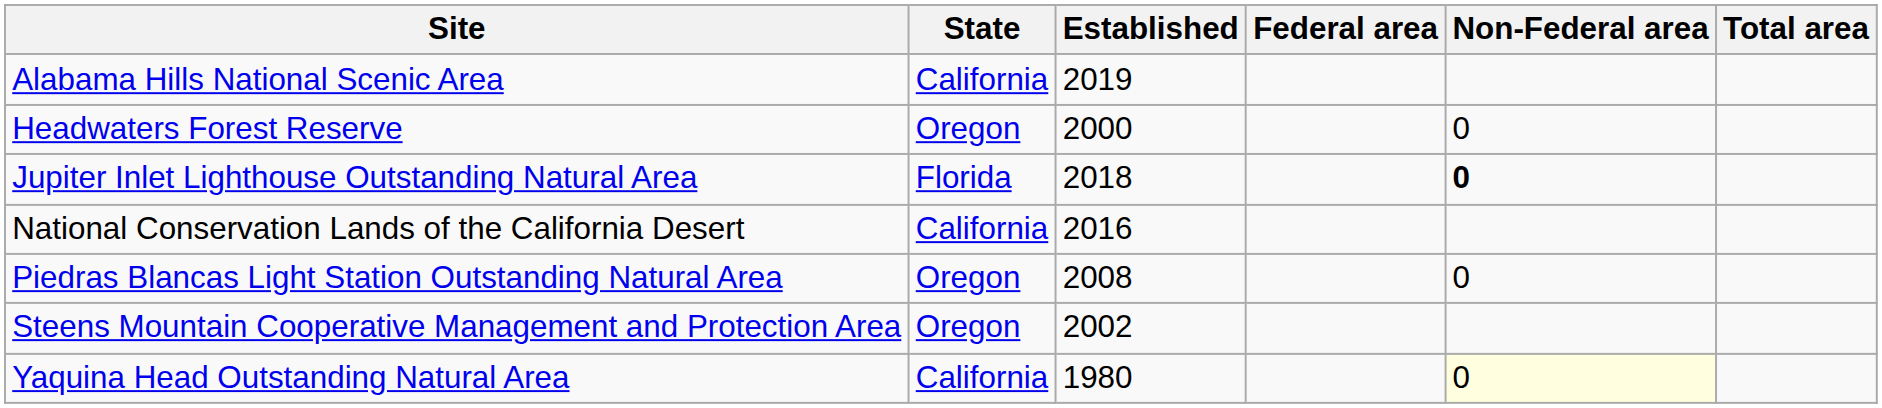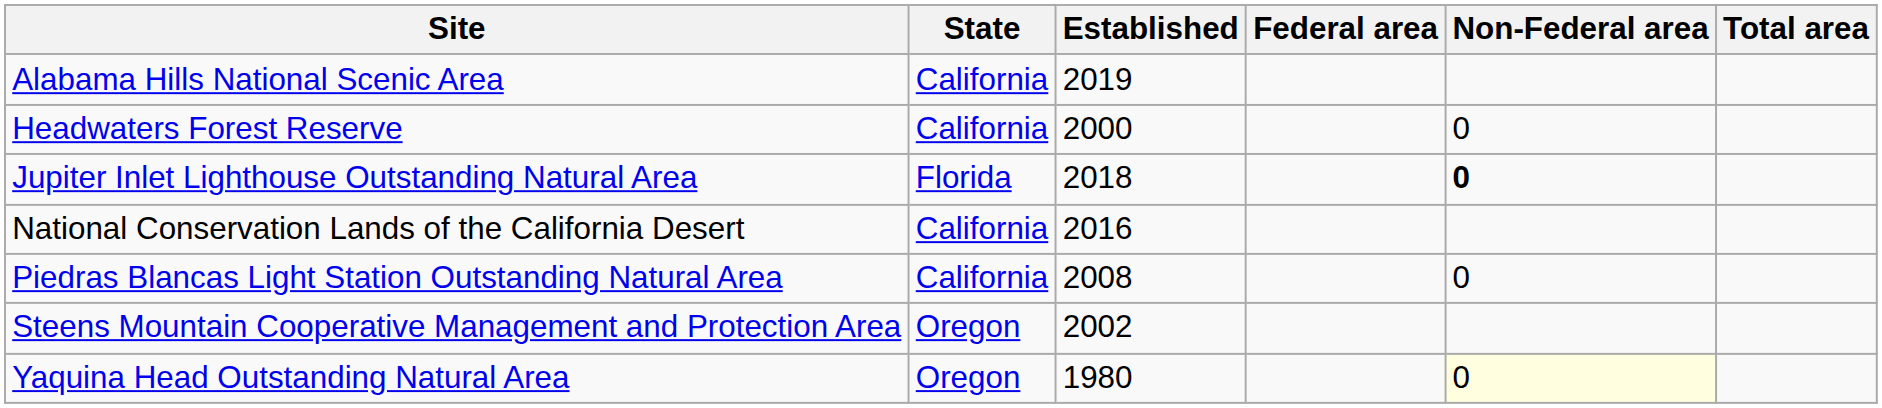(968, 128) Oregon -> (982, 128) California
(968, 278) Oregon -> (982, 278) California
(982, 377) California -> (968, 377) Oregon
